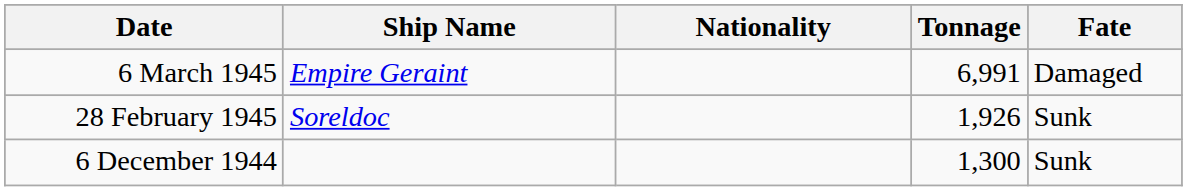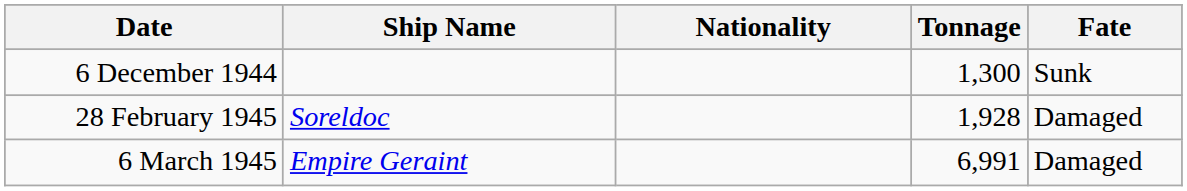rows swapped: (176, 161) <-> (197, 71)
(989, 116) 1,926 -> (989, 116) 1,928
(1063, 116) Sunk -> (1088, 116) Damaged
